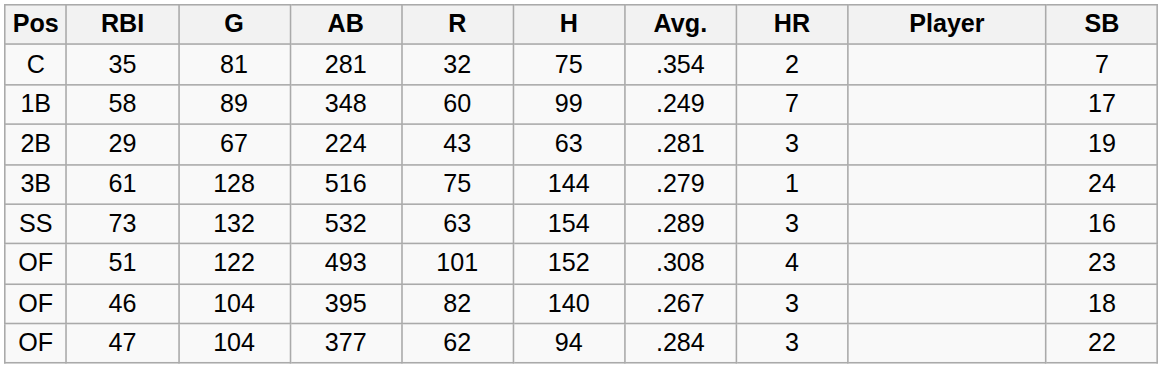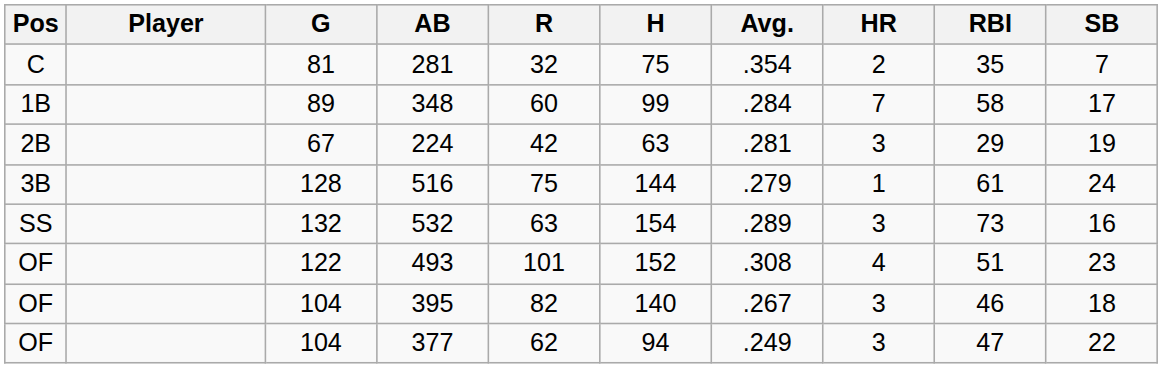columns swapped: (947, 24) <-> (123, 24)
(680, 104) .249 -> (767, 104) .284
(457, 143) 43 -> (544, 143) 42
(680, 343) .284 -> (767, 343) .249
